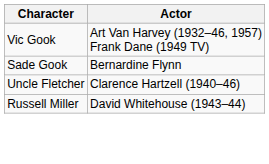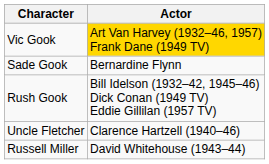(176, 39) no background -> (176, 39) gold background
+ row: (37, 98)
